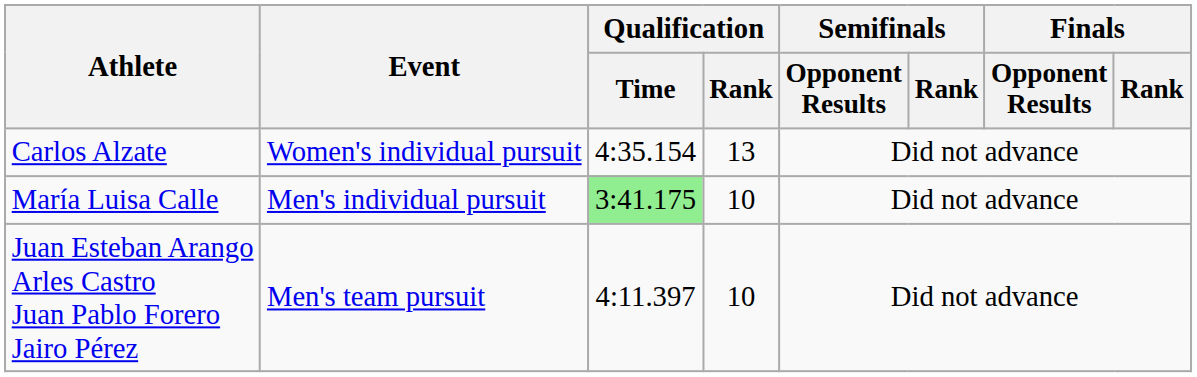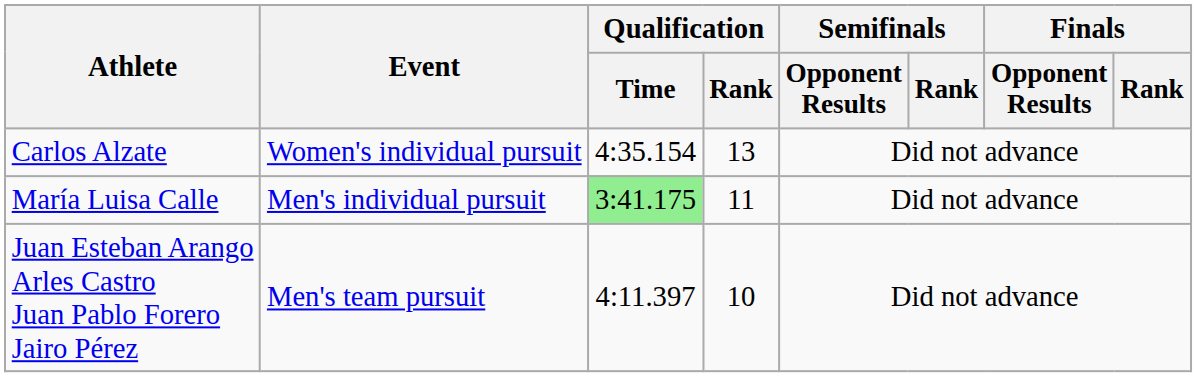(741, 199) 10 -> (741, 199) 11
